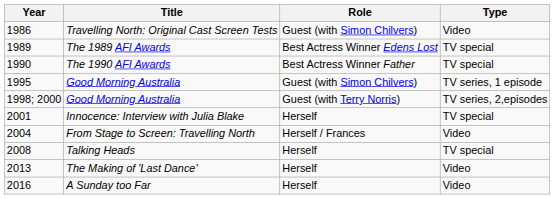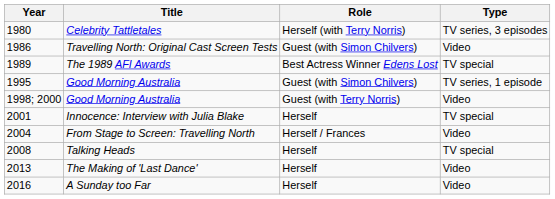+ row: (19, 30)
- row: (19, 64)
(495, 99) TV series, 2,episodes -> (457, 99) Video
